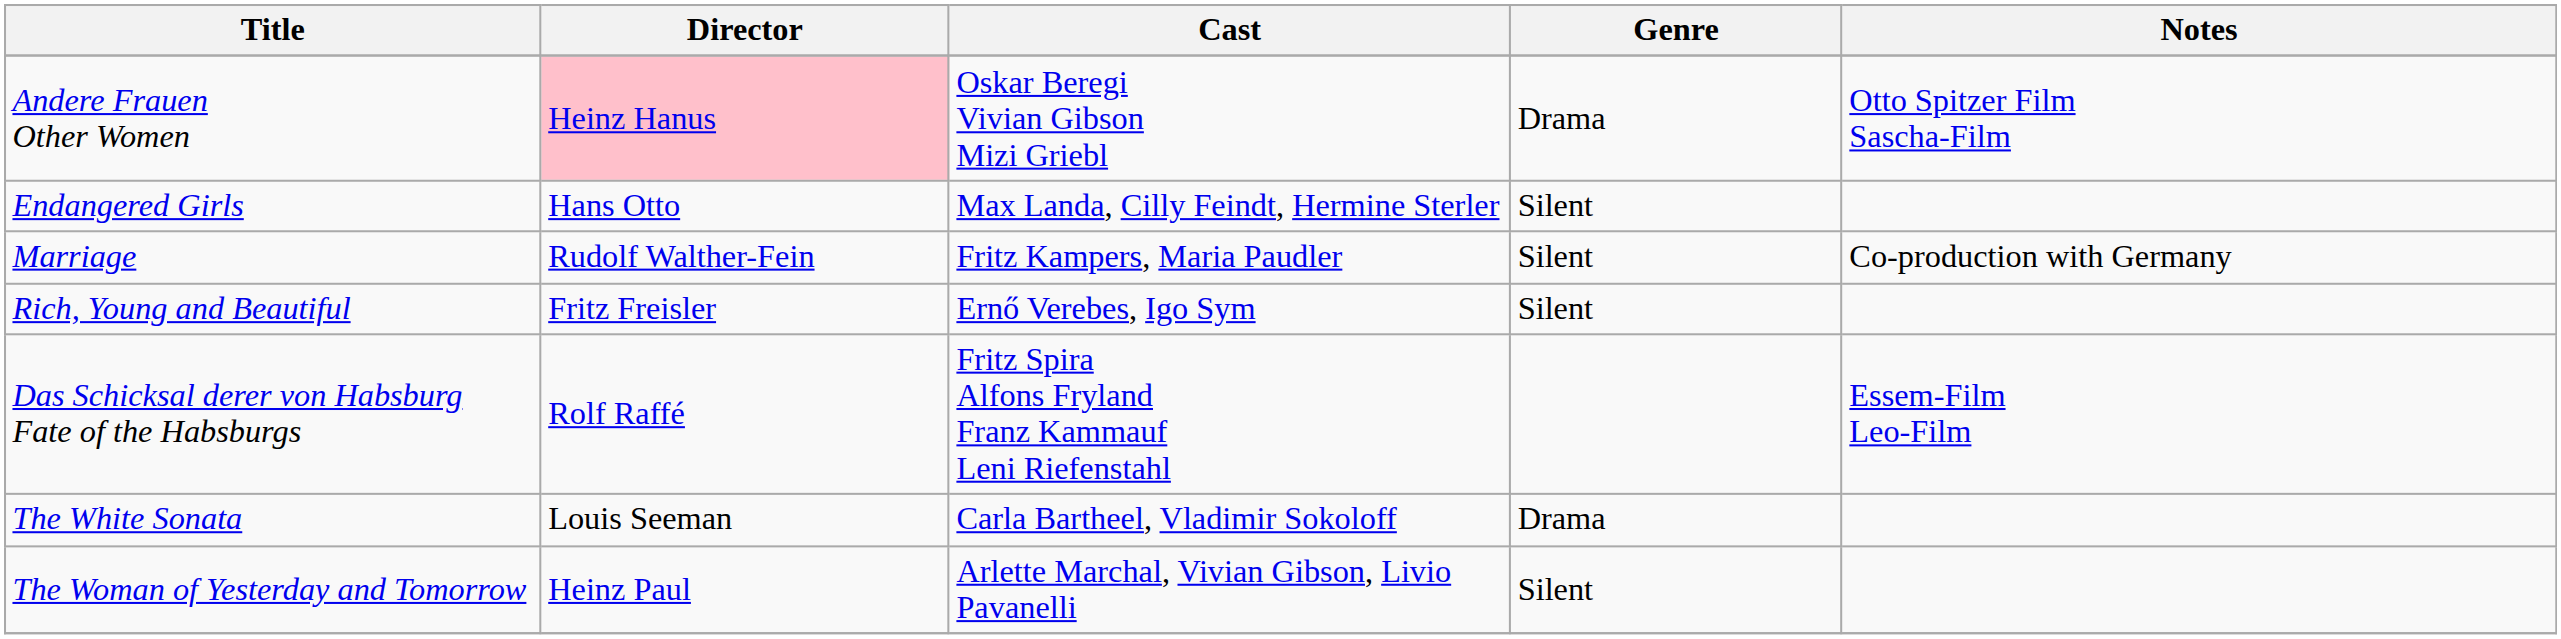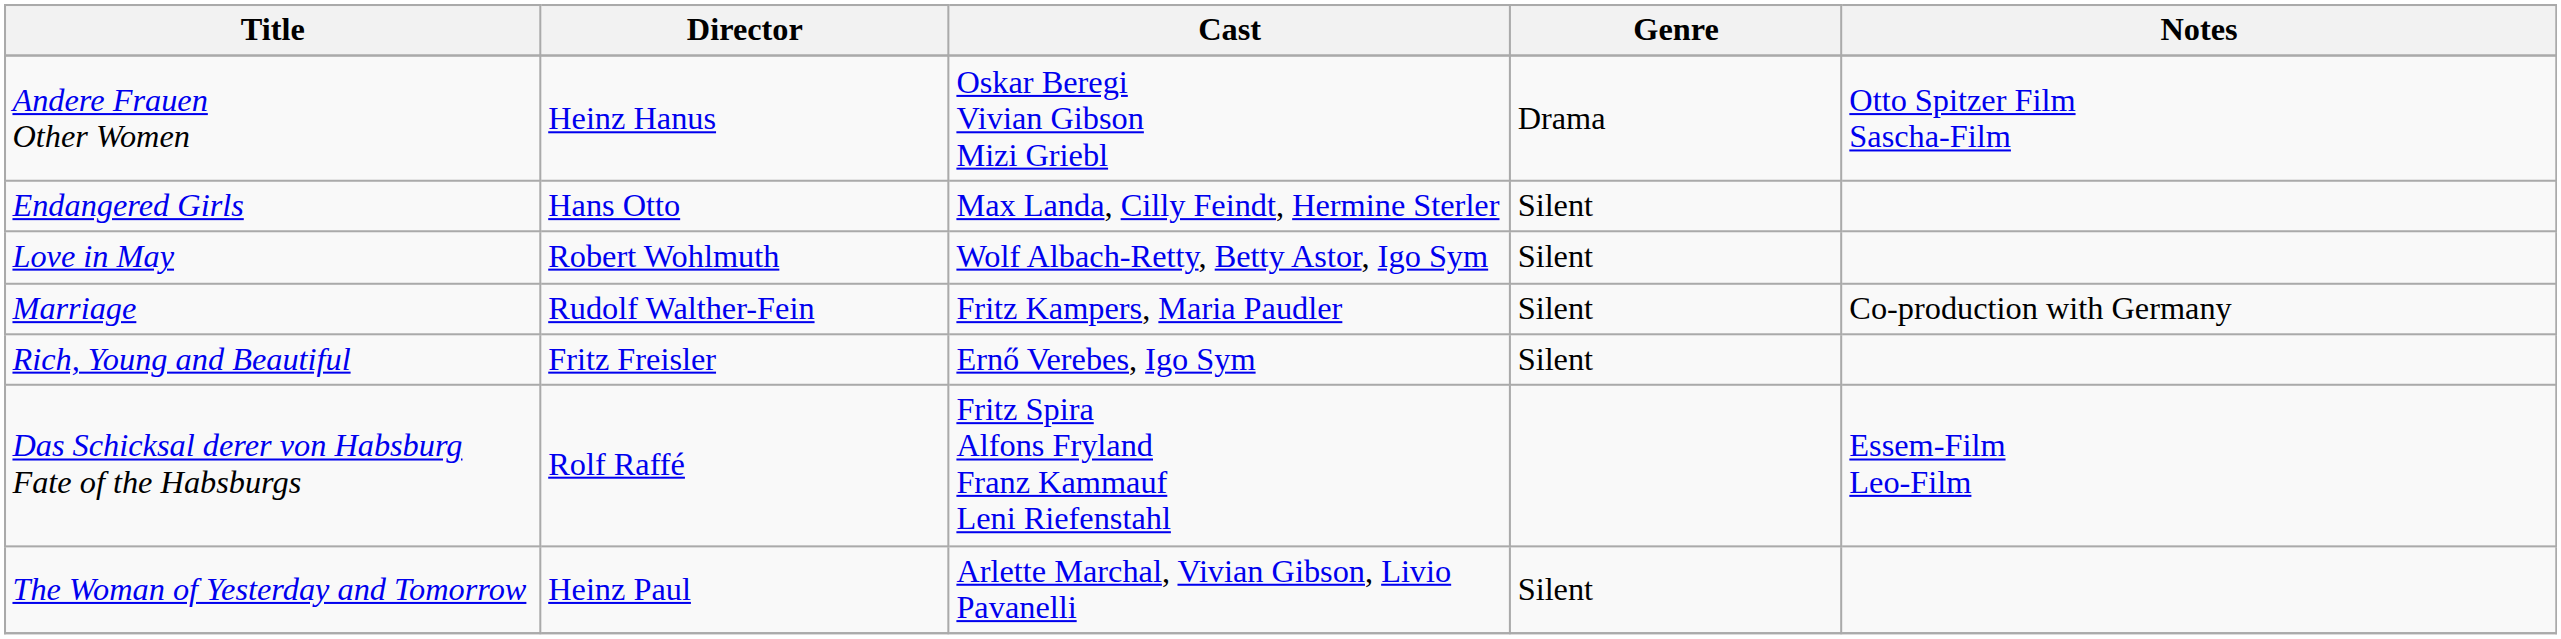(632, 117) pink background -> (632, 117) no background
+ row: (93, 256)
- row: (127, 519)
